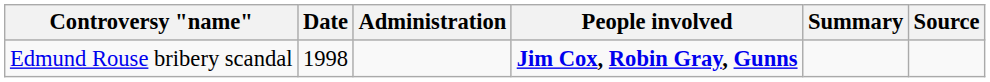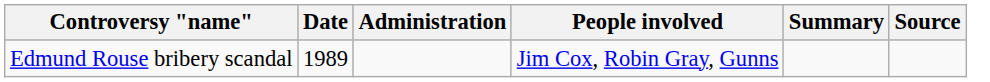(325, 58) 1998 -> (325, 58) 1989
(657, 58) bold -> (648, 58) normal
